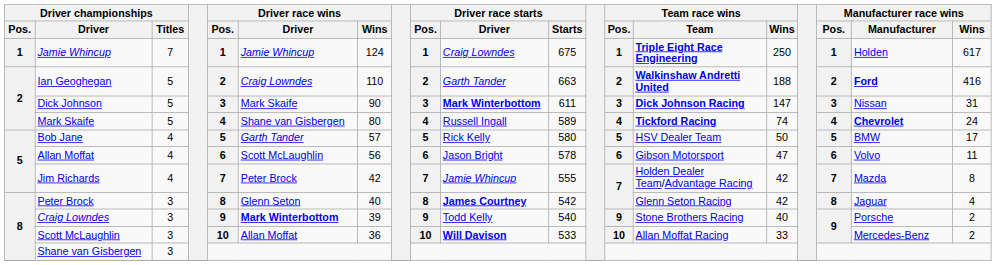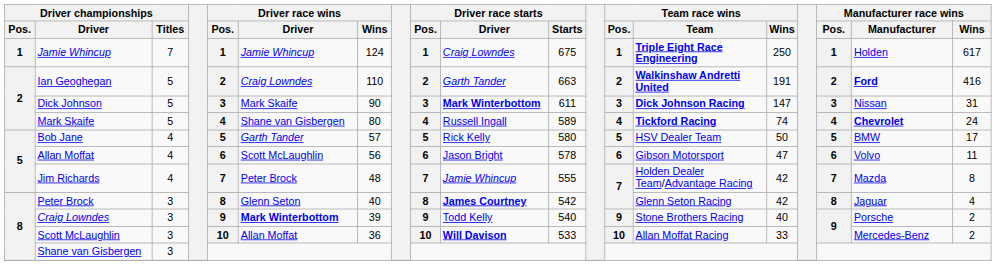(782, 81) 188 -> (782, 81) 191
(375, 178) 42 -> (375, 178) 48
